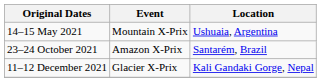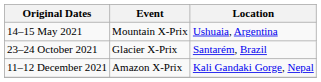(147, 49) Amazon X-Prix -> (145, 49) Glacier X-Prix
(145, 67) Glacier X-Prix -> (147, 67) Amazon X-Prix
